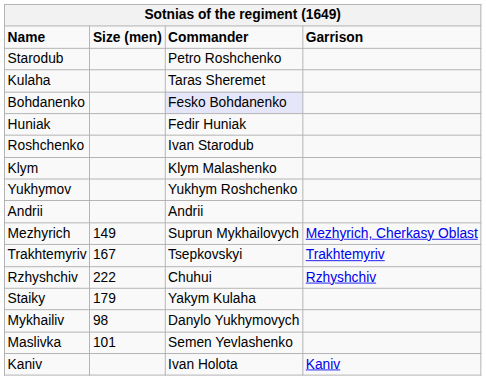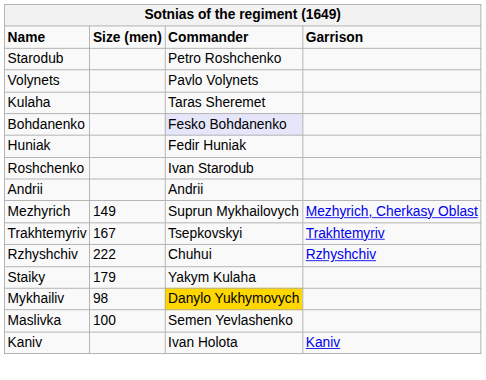+ row: (34, 80)
- row: (23, 168)
- row: (39, 189)
(234, 320) no background -> (234, 299) gold background
(104, 342) 101 -> (104, 320) 100
